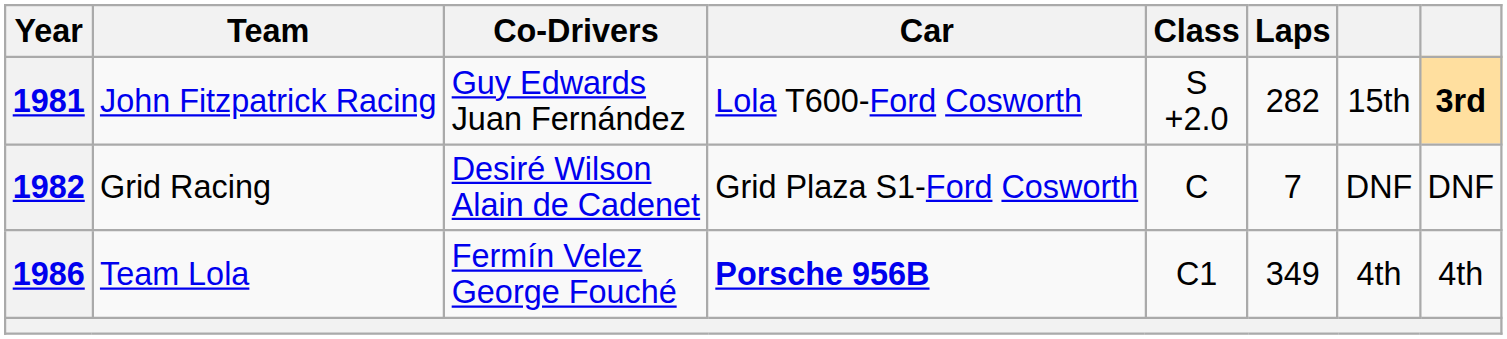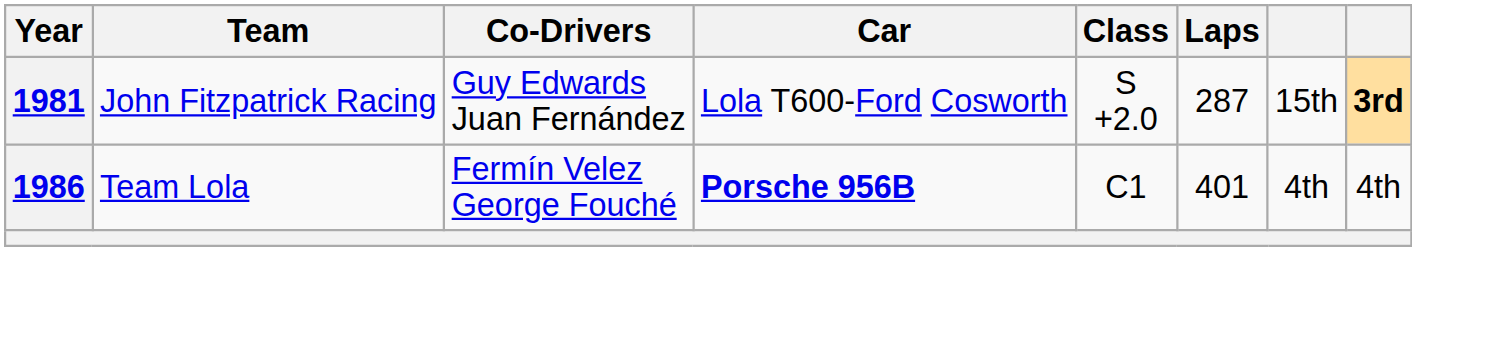(1293, 100) 282 -> (1222, 100) 287
- row: (49, 187)
(1293, 275) 349 -> (1222, 187) 401
